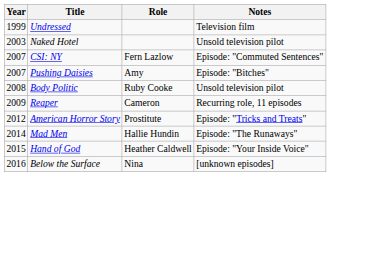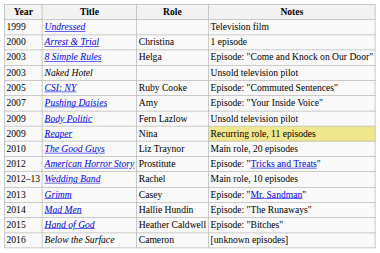+ row: (72, 42)
+ row: (73, 57)
(16, 57) 2007 -> (16, 88) 2005
(149, 57) Fern Lazlow -> (163, 88) Ruby Cooke
(233, 73) Episode: "Bitches" -> (267, 103) Episode: "Your Inside Voice"
(16, 88) 2008 -> (16, 118) 2009
(148, 88) Ruby Cooke -> (163, 118) Fern Lazlow
(142, 103) Cameron -> (148, 133) Nina
(249, 103) no background -> (263, 133) khaki background
+ row: (75, 149)
+ row: (72, 179)
+ row: (58, 194)
(252, 149) Episode: "Your Inside Voice" -> (247, 225) Episode: "Bitches"
(134, 164) Nina -> (156, 240) Cameron
